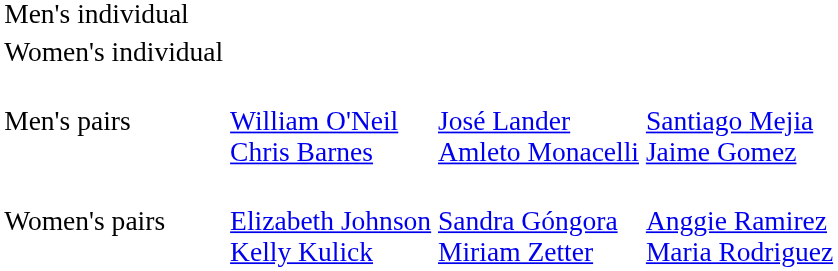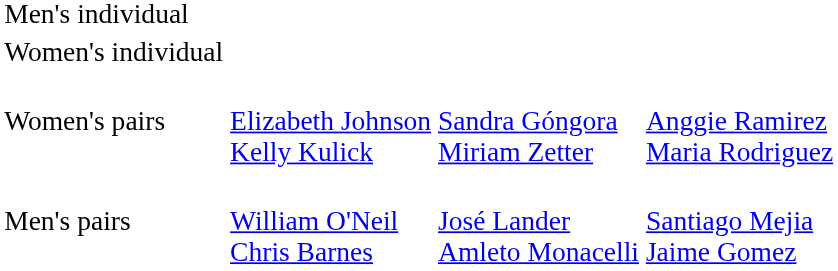rows swapped: (67, 120) <-> (85, 220)
